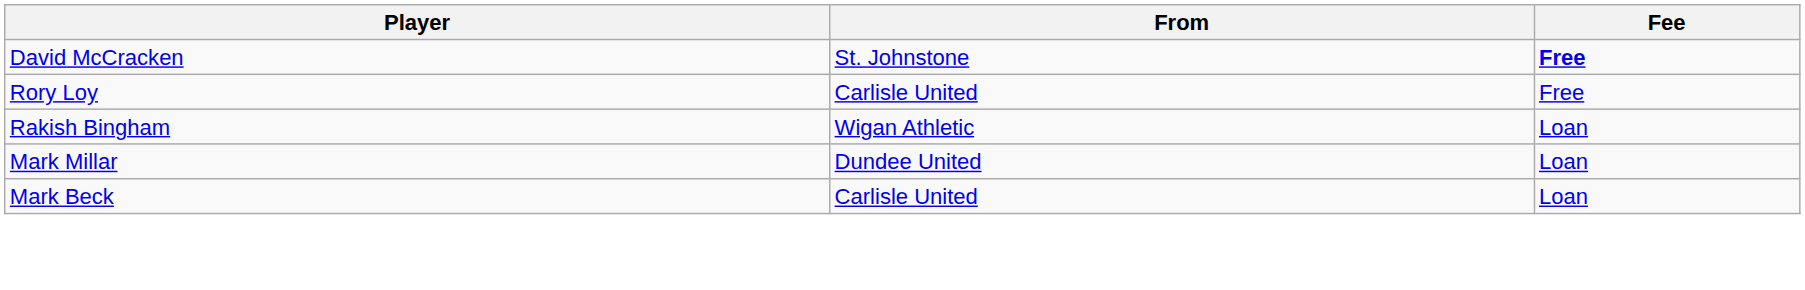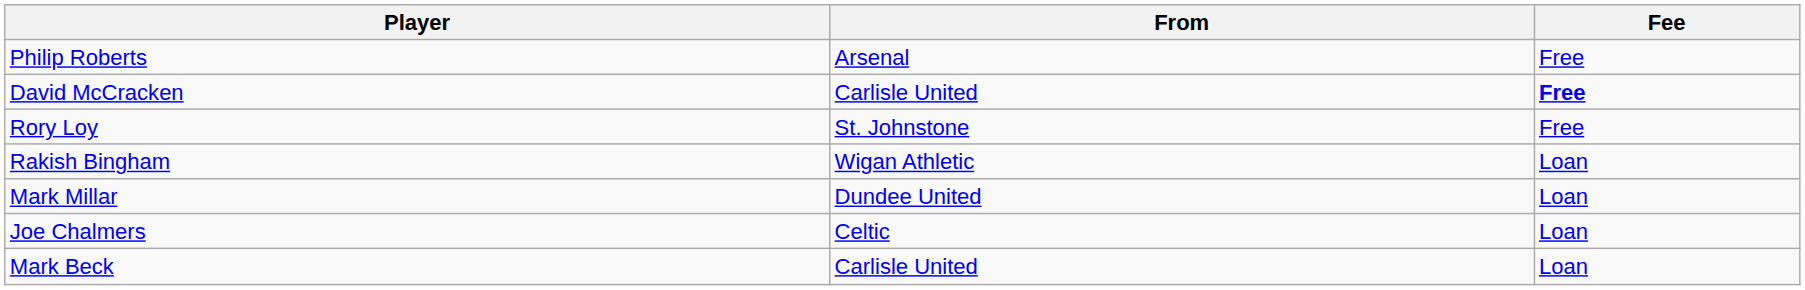+ row: (78, 57)
(902, 57) St. Johnstone -> (906, 92) Carlisle United
(906, 92) Carlisle United -> (902, 127) St. Johnstone
+ row: (78, 232)
